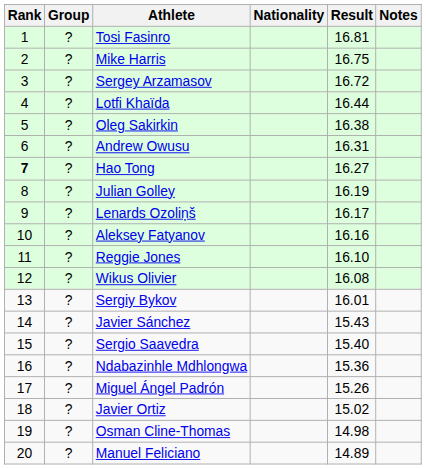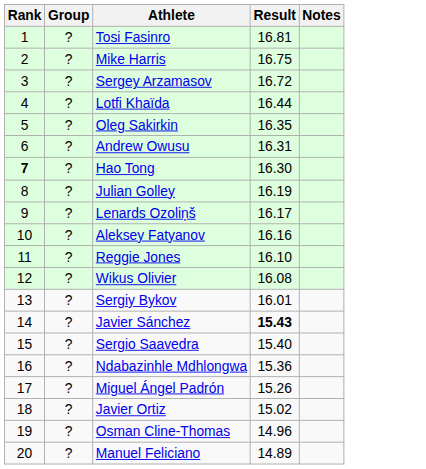- column: (289, 16)
(352, 125) 16.38 -> (275, 125) 16.35
(352, 169) 16.27 -> (275, 169) 16.30
(352, 322) normal -> (275, 322) bold
(352, 432) 14.98 -> (275, 432) 14.96
